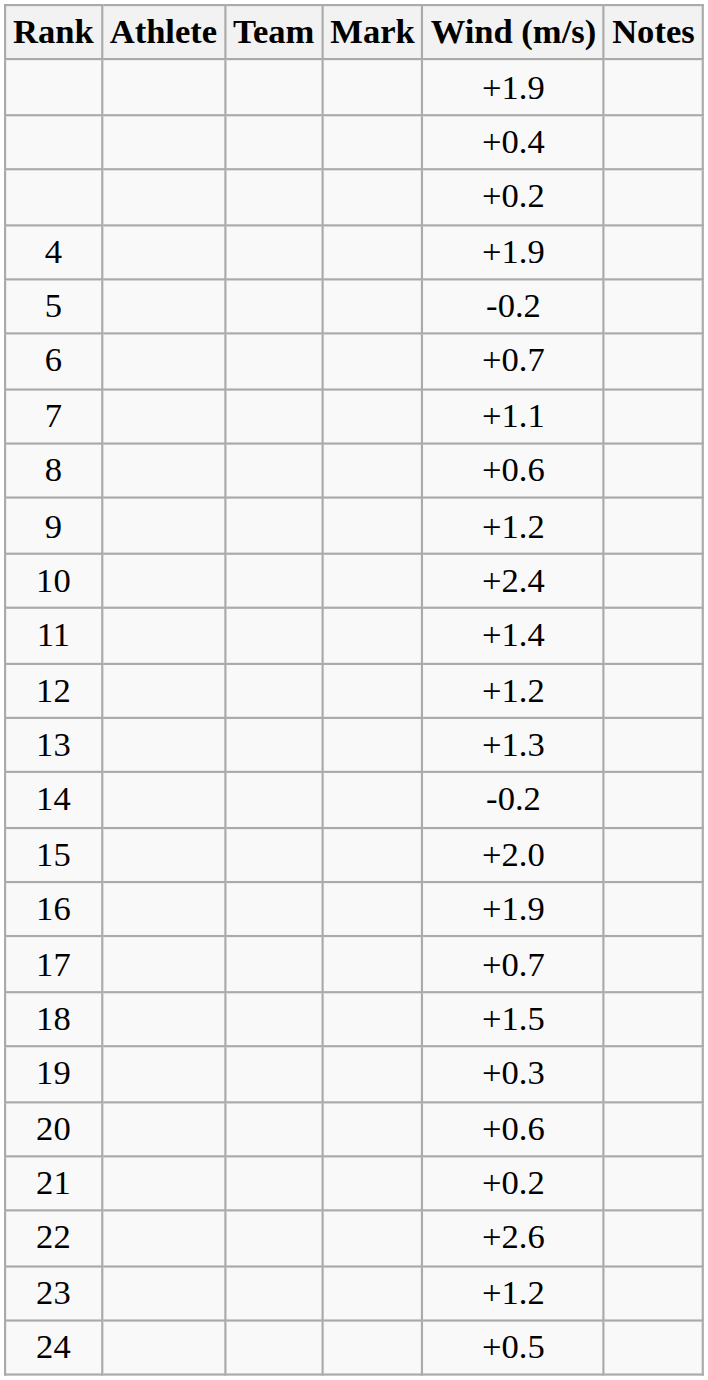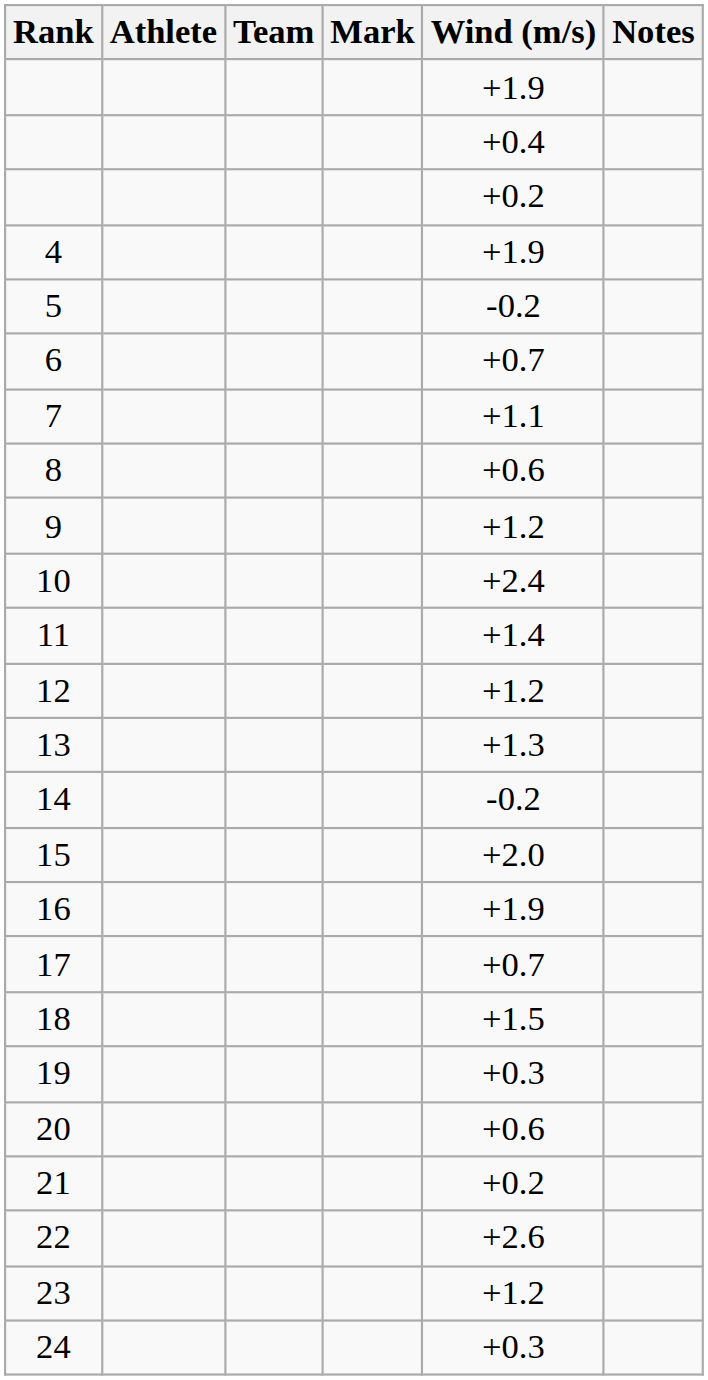(513, 1347) +0.5 -> (513, 1347) +0.3
